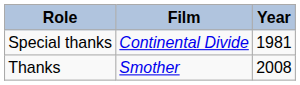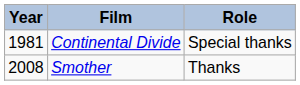columns swapped: (274, 17) <-> (60, 17)
